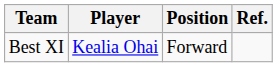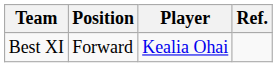columns swapped: (197, 18) <-> (115, 18)
